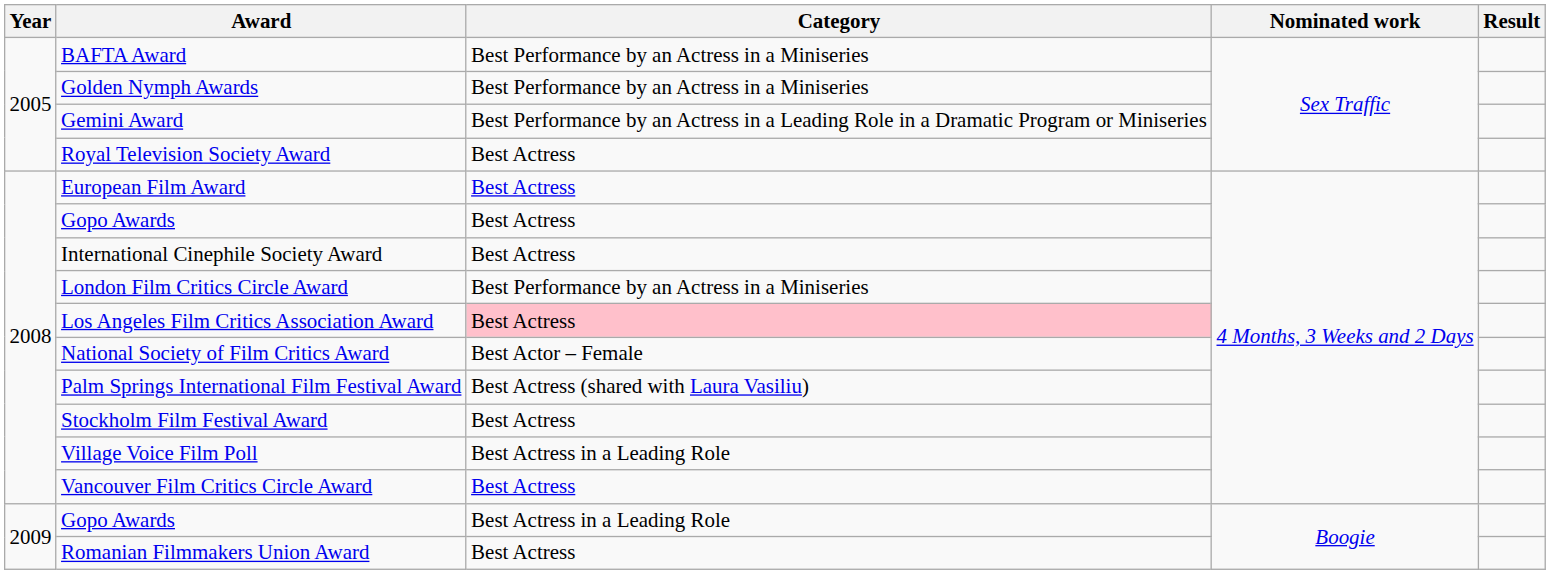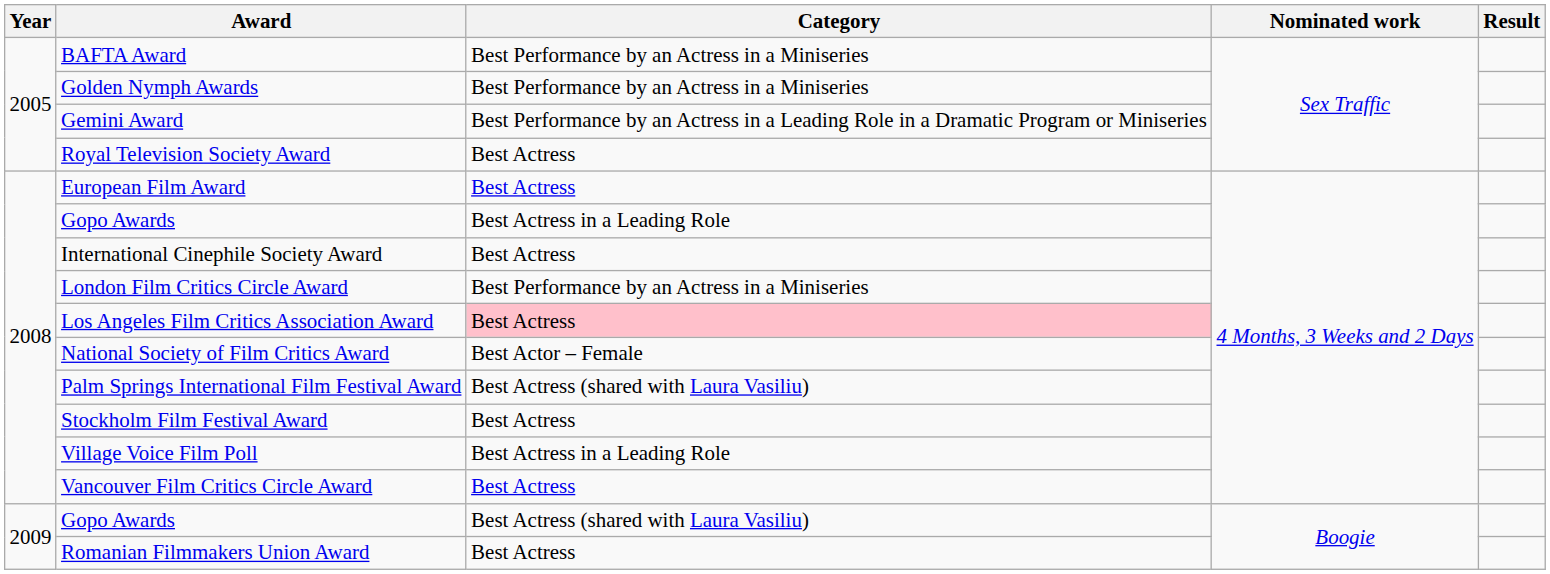(523, 220) Best Actress -> (601, 220) Best Actress in a Leading Role
(601, 519) Best Actress in a Leading Role -> (640, 519) Best Actress (shared with Laura Vasiliu)
